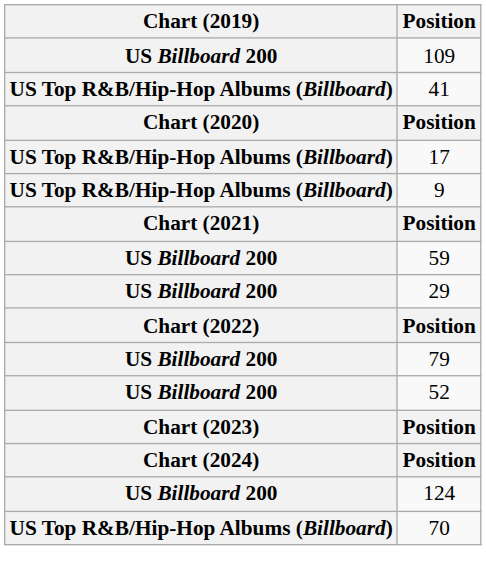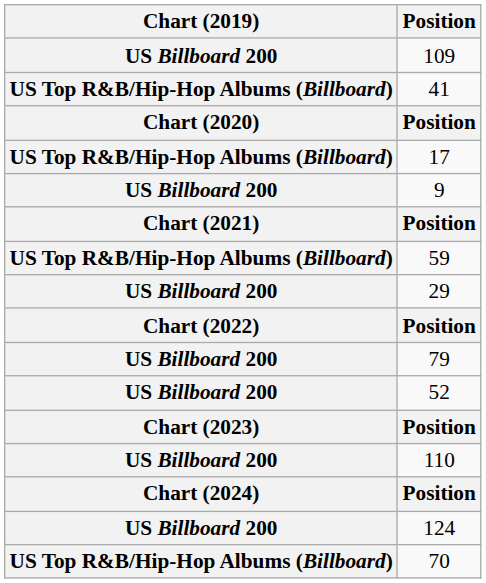(201, 190) US Top R&B/Hip-Hop Albums (Billboard) -> (201, 190) US Billboard 200
(201, 257) US Billboard 200 -> (201, 257) US Top R&B/Hip-Hop Albums (Billboard)
+ row: (439, 460)
